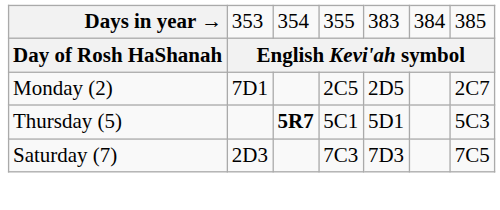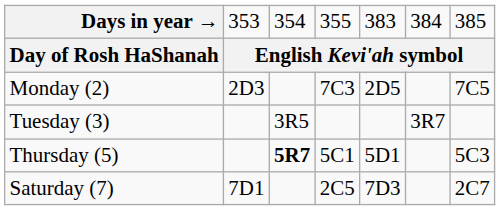(250, 88) 7D1 -> (246, 88) 2D3
(341, 88) 2C5 -> (337, 88) 7C3
(472, 88) 2C7 -> (472, 88) 7C5
+ row: (60, 121)
(250, 154) 2D3 -> (246, 188) 7D1
(341, 154) 7C3 -> (337, 188) 2C5
(472, 154) 7C5 -> (472, 188) 2C7
